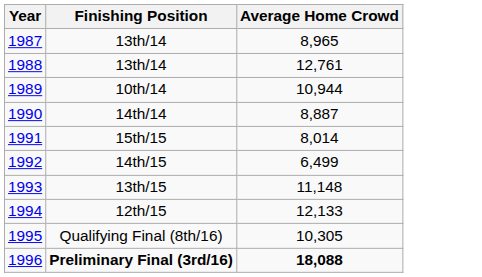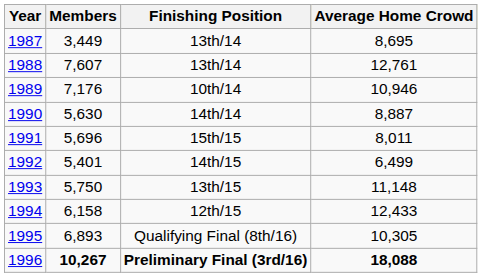+ column: (83, 16)
(319, 41) 8,965 -> (394, 41) 8,695
(319, 89) 10,944 -> (394, 89) 10,946
(319, 138) 8,014 -> (394, 138) 8,011
(319, 211) 12,133 -> (394, 211) 12,433
